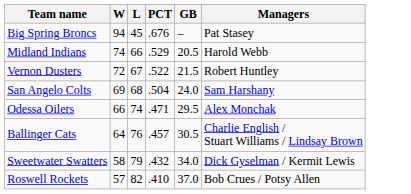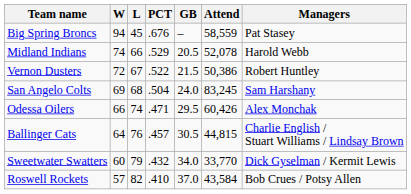+ column: (222, 14)
(119, 160) 58 -> (119, 160) 60
